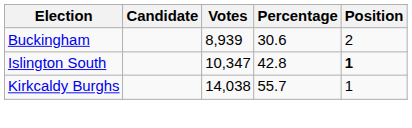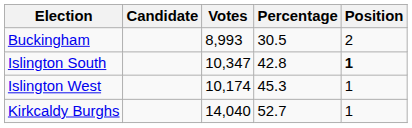(224, 39) 8,939 -> (224, 39) 8,993
(272, 39) 30.6 -> (272, 39) 30.5
+ row: (54, 87)
(228, 87) 14,038 -> (228, 110) 14,040
(272, 87) 55.7 -> (272, 110) 52.7
